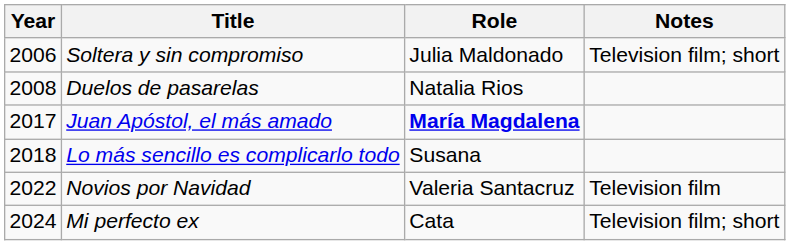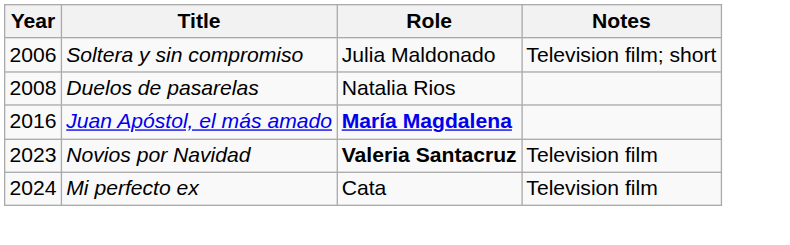(33, 121) 2017 -> (33, 121) 2016
- row: (233, 155)
(33, 188) 2022 -> (33, 155) 2023
(492, 188) normal -> (429, 155) bold
(684, 222) Television film; short -> (592, 188) Television film
